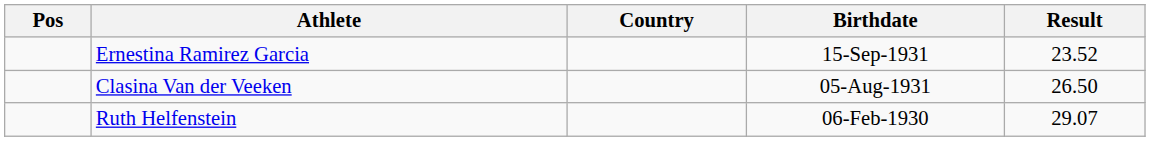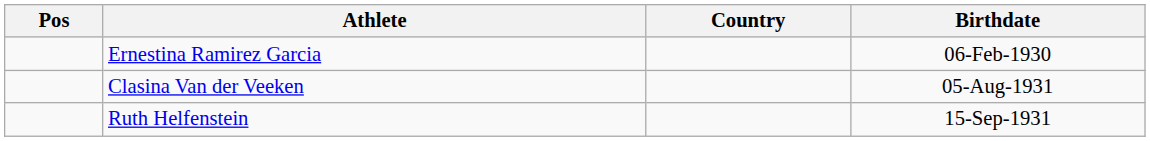- column: (1075, 20)
(875, 53) 15-Sep-1931 -> (998, 53) 06-Feb-1930
(875, 119) 06-Feb-1930 -> (998, 119) 15-Sep-1931
